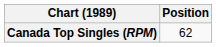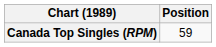(186, 32) 62 -> (186, 32) 59
